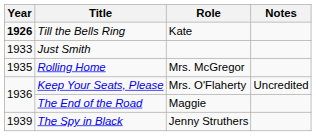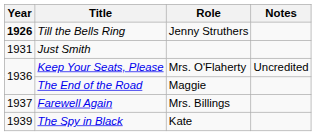(181, 31) Kate -> (209, 31) Jenny Struthers
(20, 49) 1933 -> (20, 49) 1931
- row: (72, 67)
+ row: (75, 103)
(209, 121) Jenny Struthers -> (181, 121) Kate
